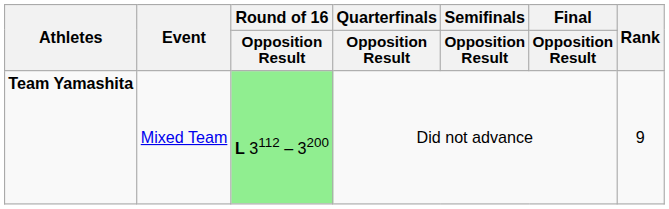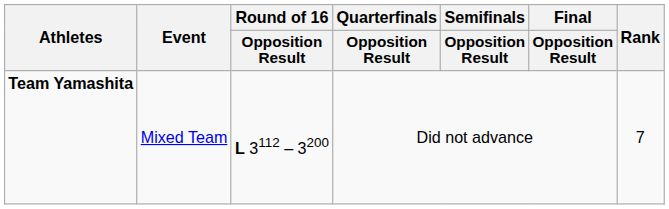(282, 147) lightgreen background -> (282, 147) no background
(640, 138) 9 -> (640, 138) 7
